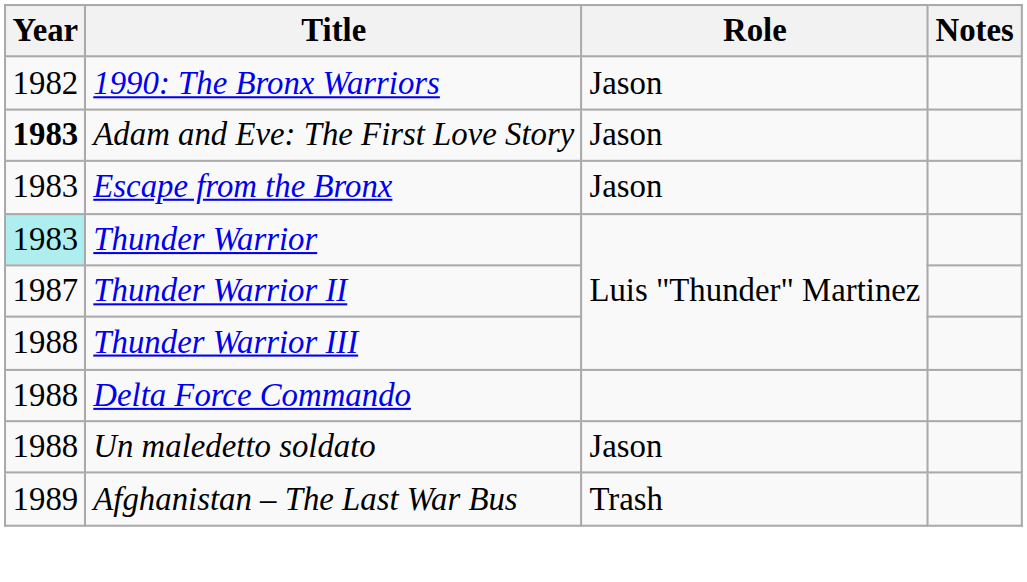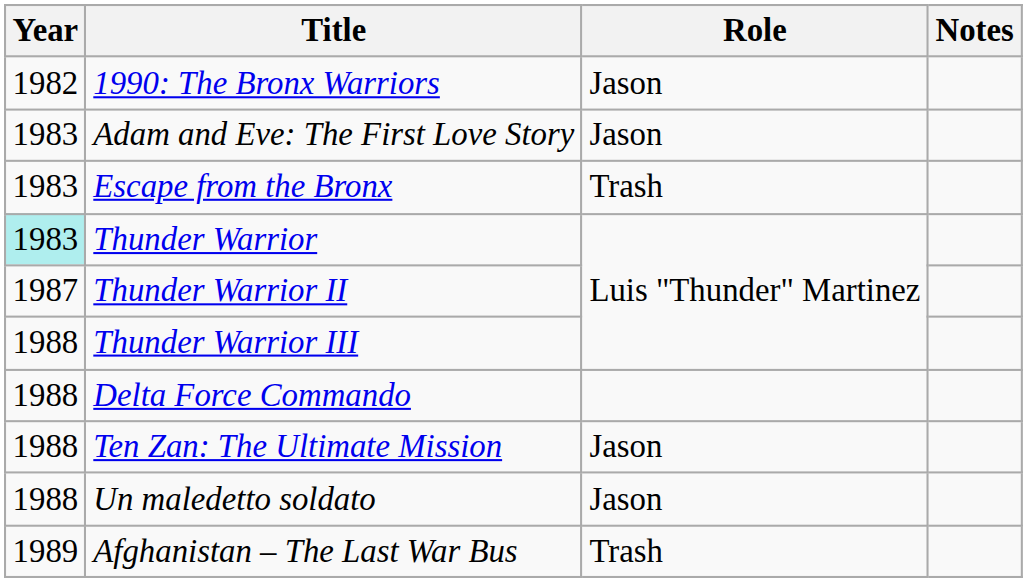(45, 134) bold -> (45, 134) normal
(626, 186) Jason -> (626, 186) Trash
+ row: (298, 446)
